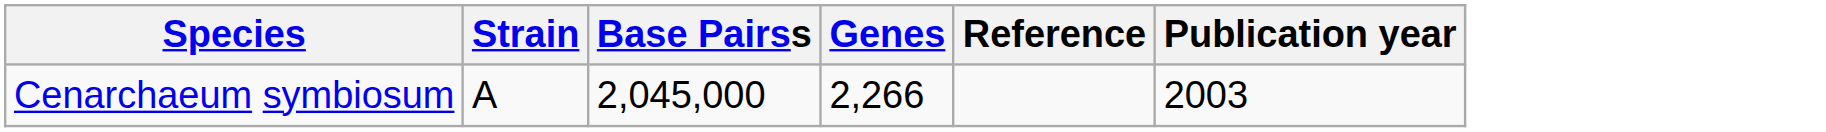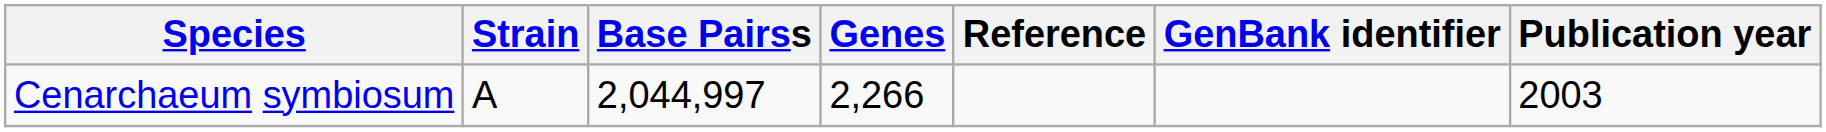+ column: (1332, 34)
(681, 94) 2,045,000 -> (681, 94) 2,044,997
